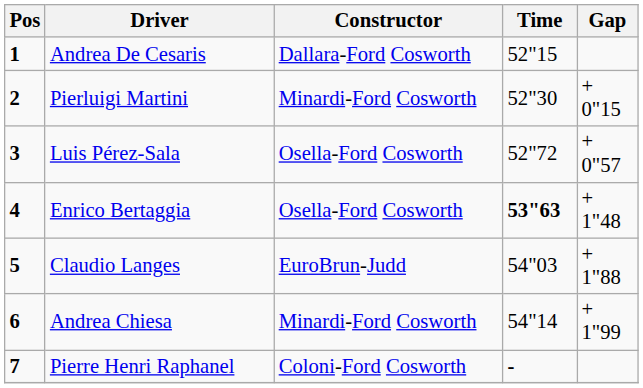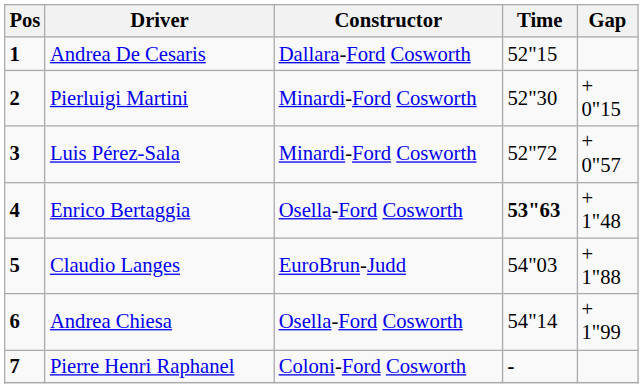(371, 153) Osella-Ford Cosworth -> (378, 153) Minardi-Ford Cosworth
(378, 321) Minardi-Ford Cosworth -> (371, 321) Osella-Ford Cosworth
